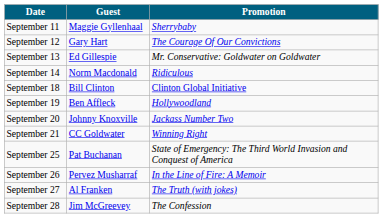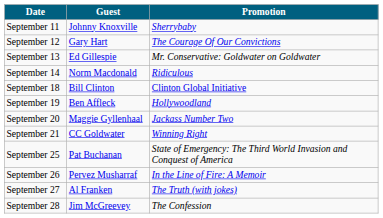(106, 27) Maggie Gyllenhaal -> (103, 27) Johnny Knoxville
(103, 118) Johnny Knoxville -> (106, 118) Maggie Gyllenhaal
